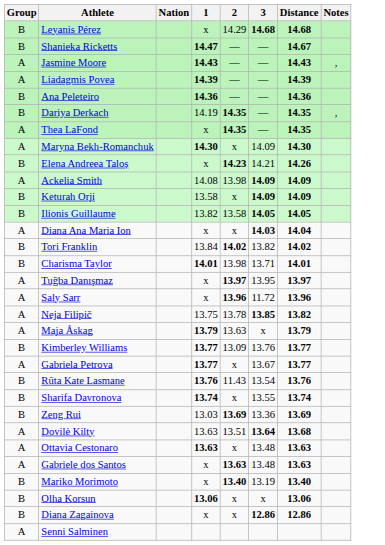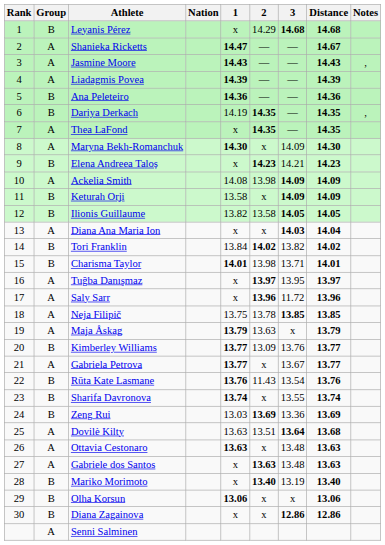+ column: (19, 12)
(22, 46) B -> (51, 46) A
(299, 163) 14.26 -> (329, 163) 14.23
(299, 314) 13.82 -> (329, 314) 13.85
